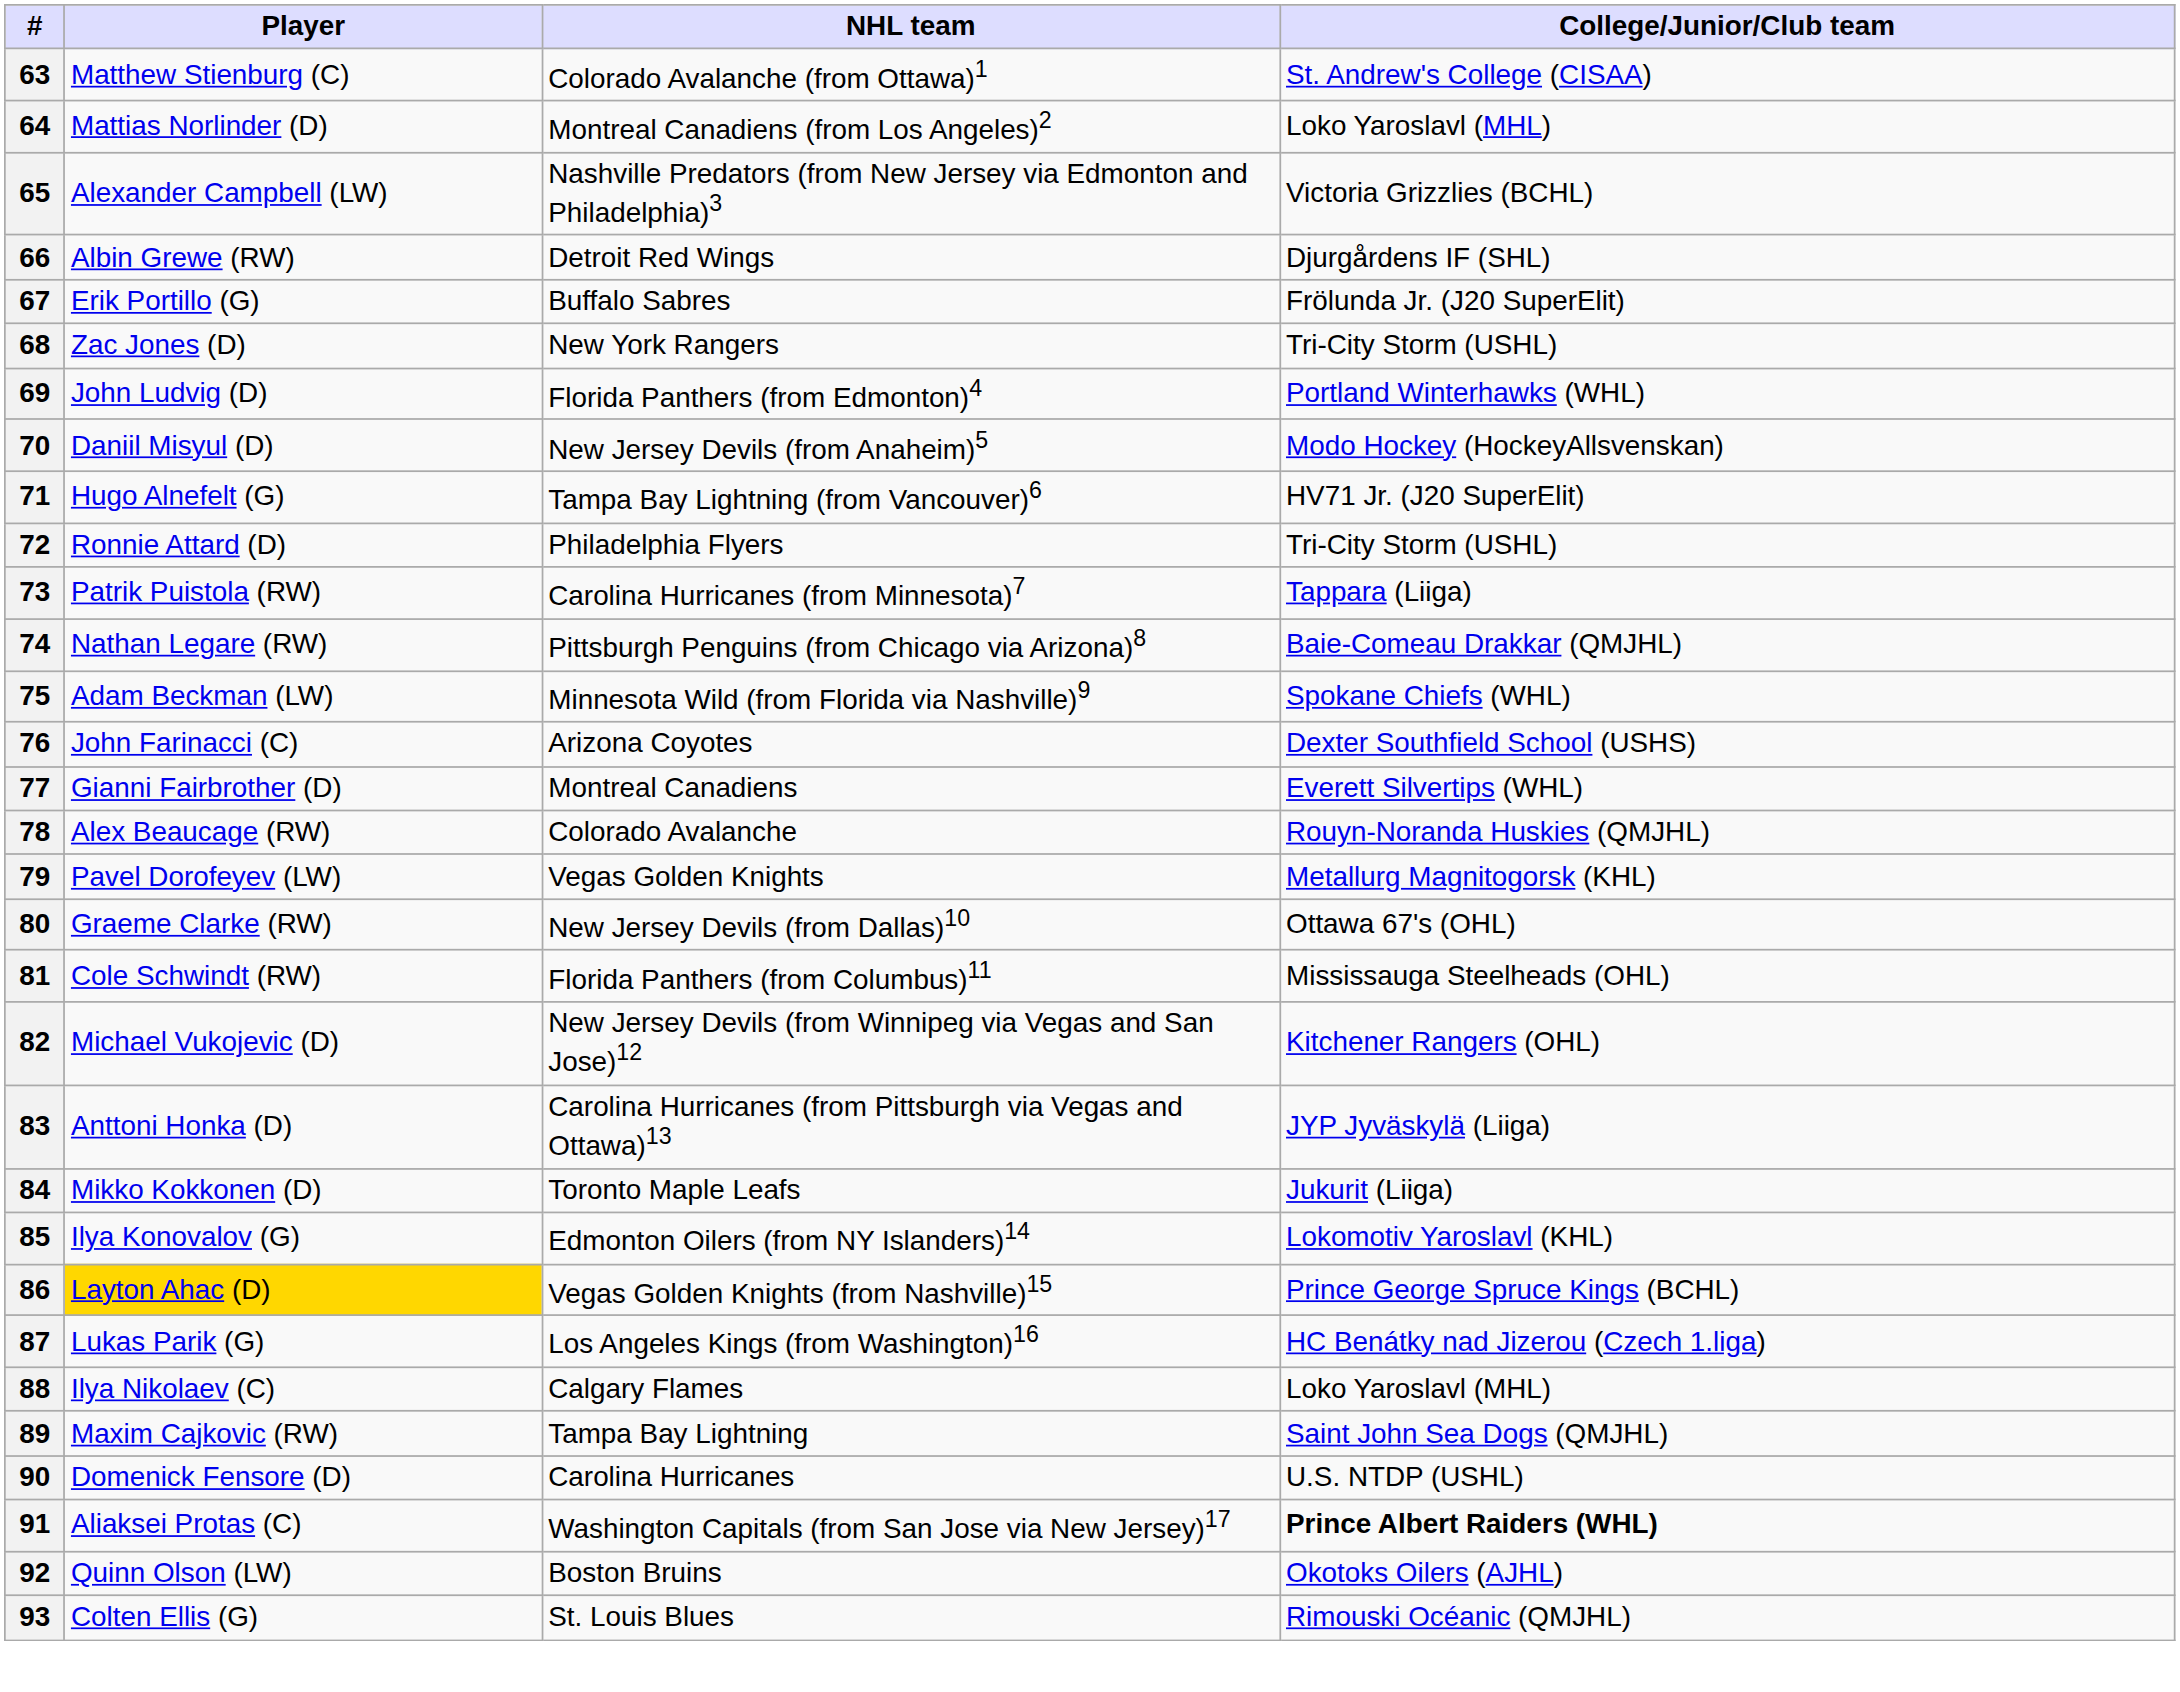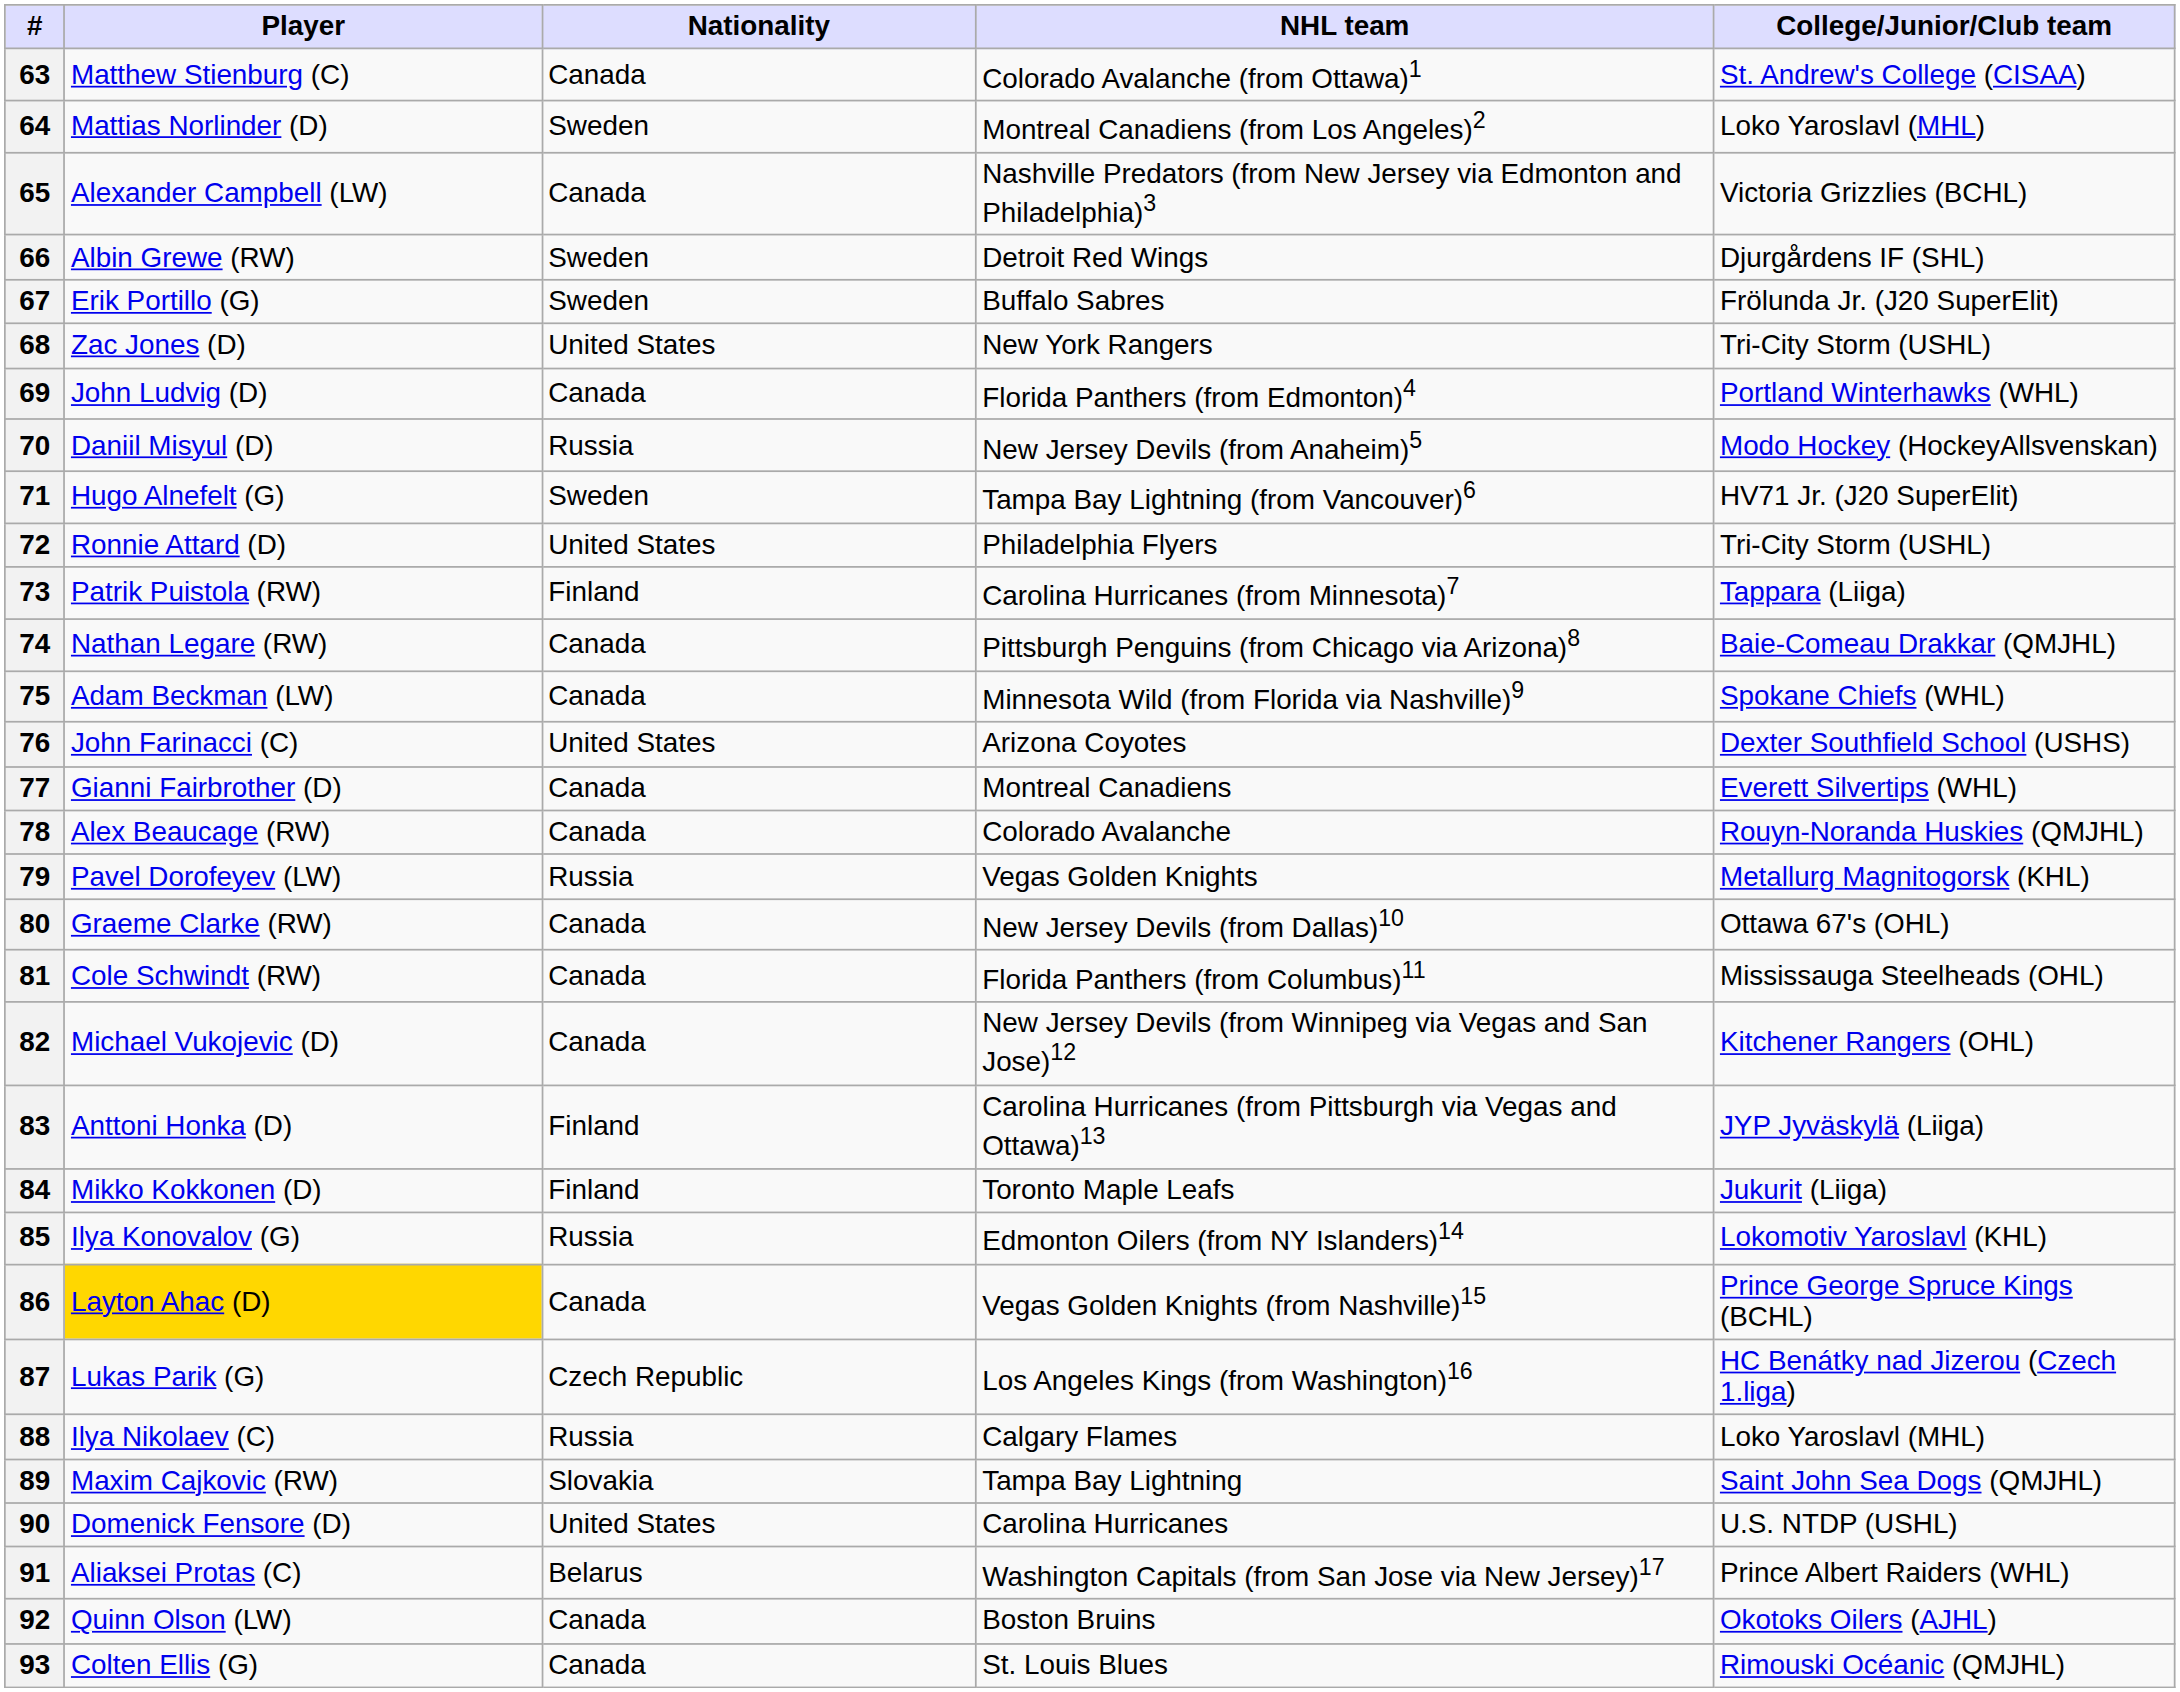+ column: (759, 26)
(1472, 1525) bold -> (1895, 1572) normal
